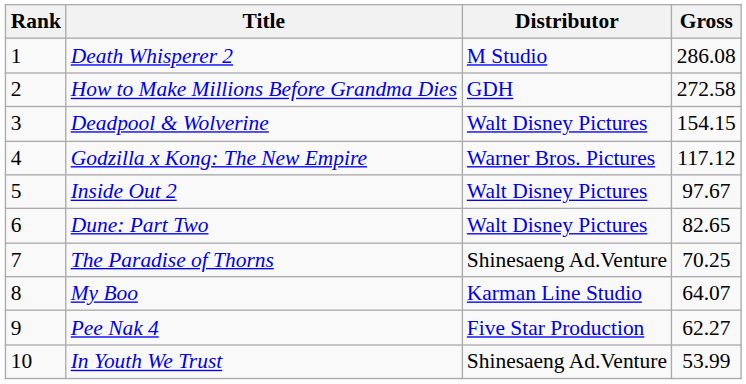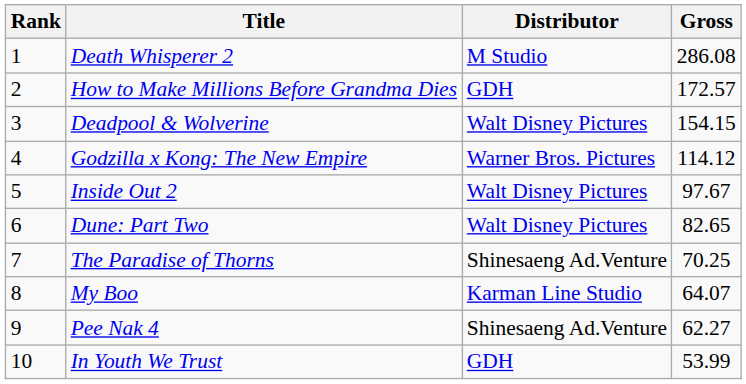(706, 89) 272.58 -> (706, 89) 172.57
(706, 157) 117.12 -> (706, 157) 114.12
(556, 327) Five Star Production -> (567, 327) Shinesaeng Ad.Venture
(567, 361) Shinesaeng Ad.Venture -> (490, 361) GDH
